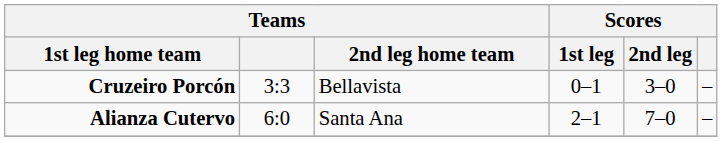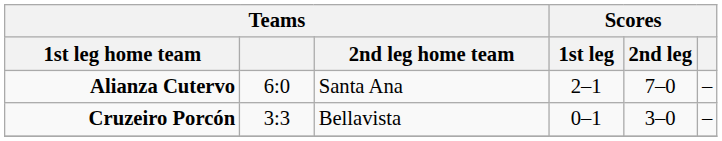rows swapped: (163, 119) <-> (162, 86)
